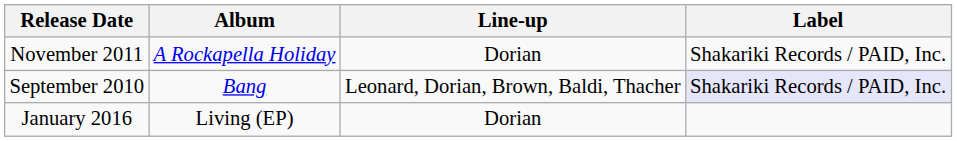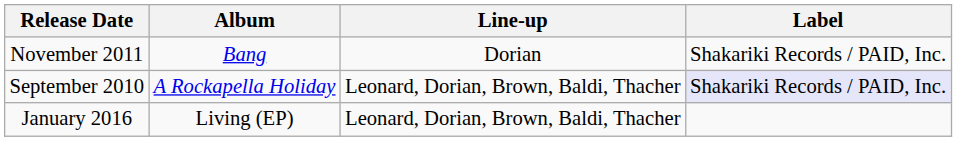(245, 53) A Rockapella Holiday -> (245, 53) Bang
(245, 86) Bang -> (245, 86) A Rockapella Holiday
(513, 119) Dorian -> (513, 119) Leonard, Dorian, Brown, Baldi, Thacher
